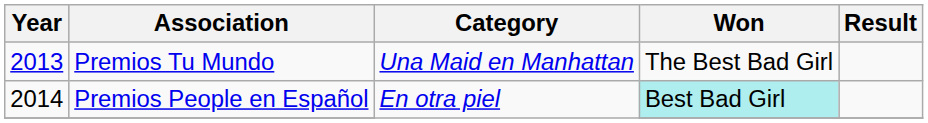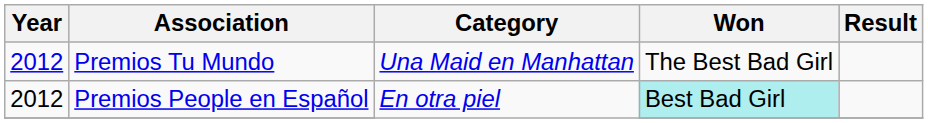(37, 61) 2013 -> (37, 61) 2012
(37, 99) 2014 -> (37, 99) 2012
